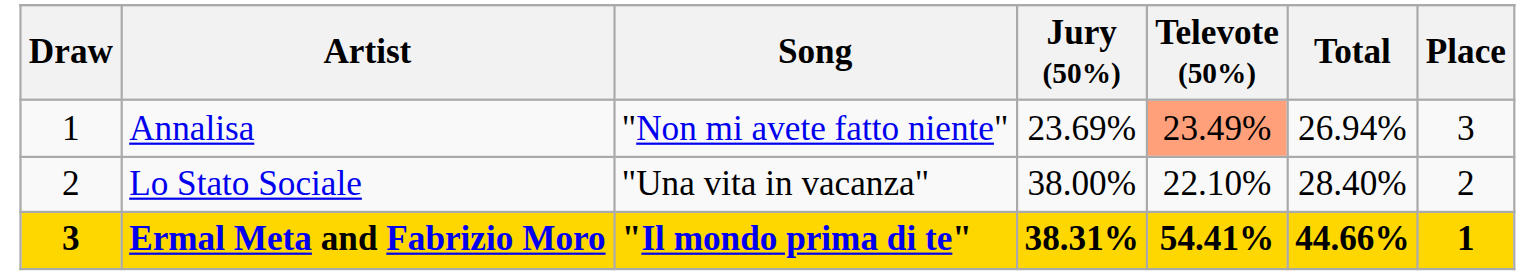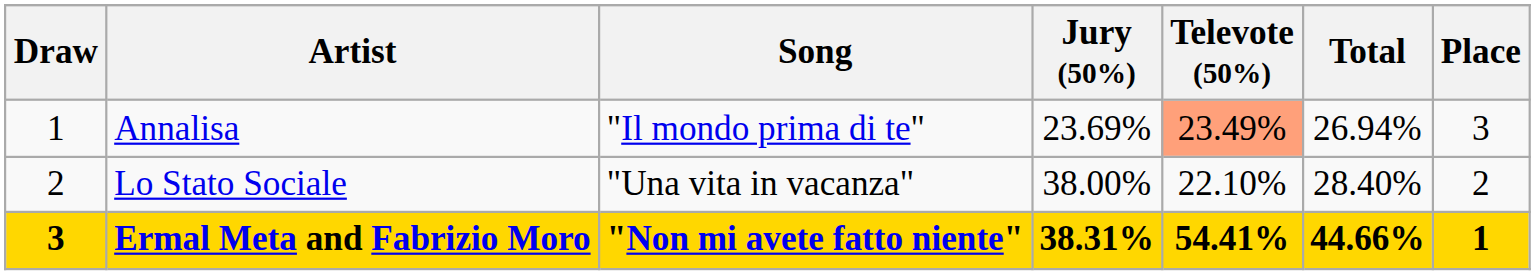(815, 127) "Non mi avete fatto niente" -> (766, 127) "Il mondo prima di te"
(797, 239) "Il mondo prima di te" -> (815, 239) "Non mi avete fatto niente"
